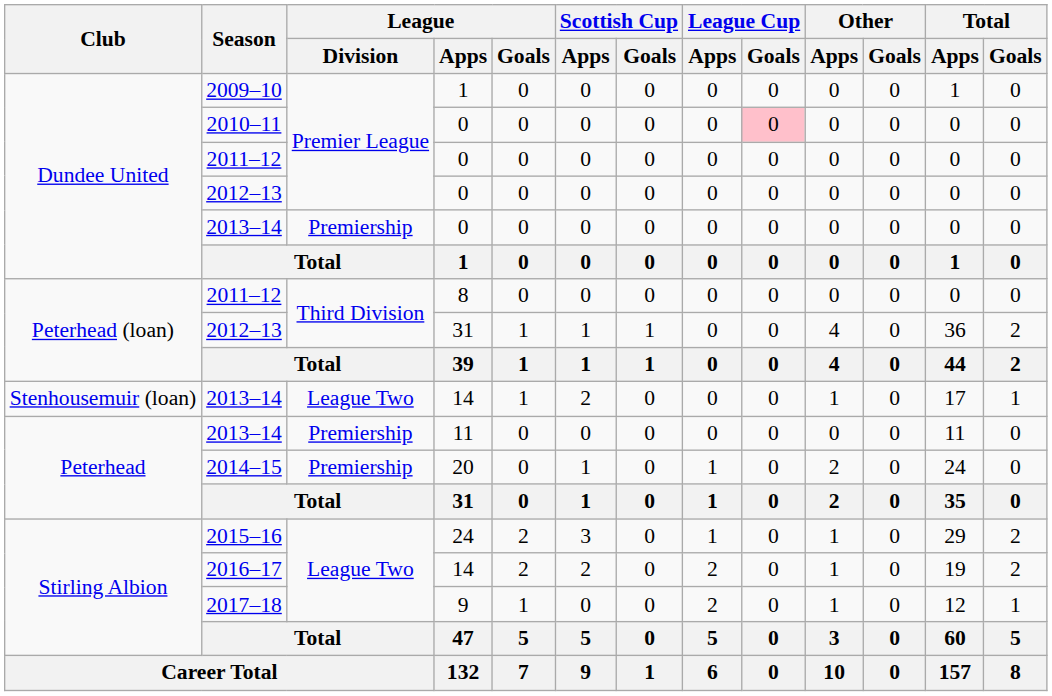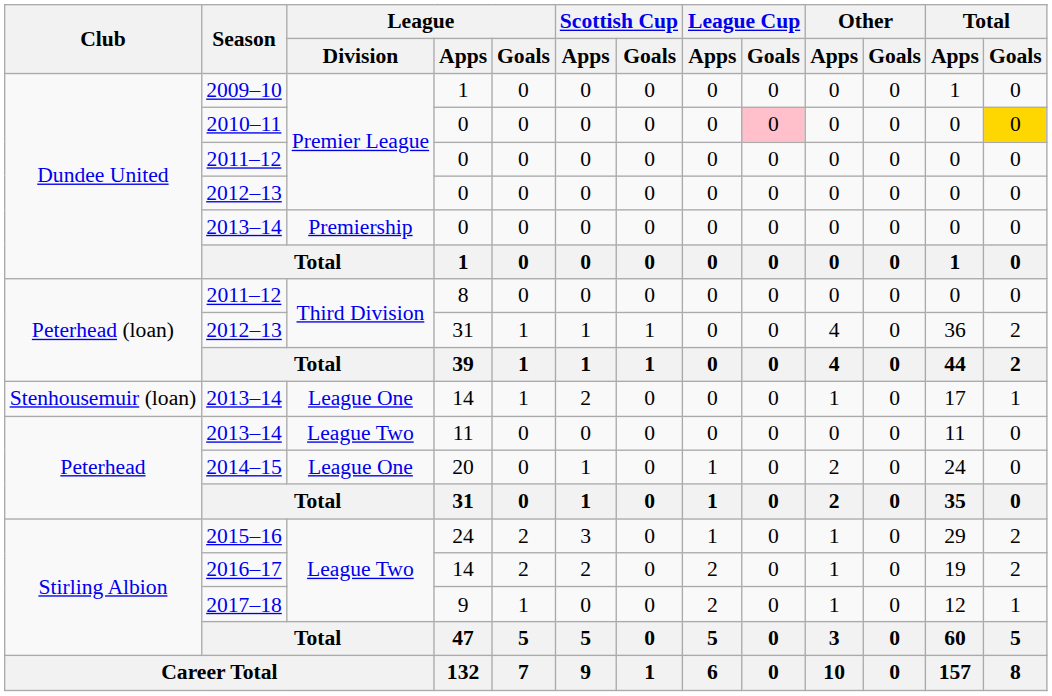(1015, 124) no background -> (1015, 124) gold background
(360, 398) League Two -> (360, 398) League One
(360, 432) Premiership -> (360, 432) League Two
(360, 466) Premiership -> (360, 466) League One
